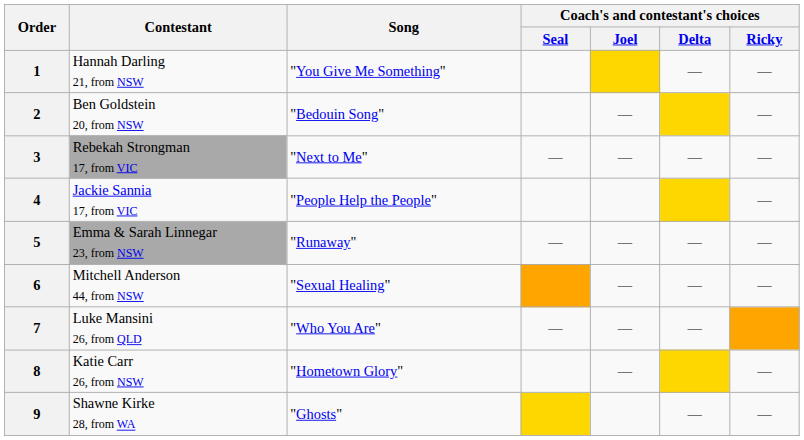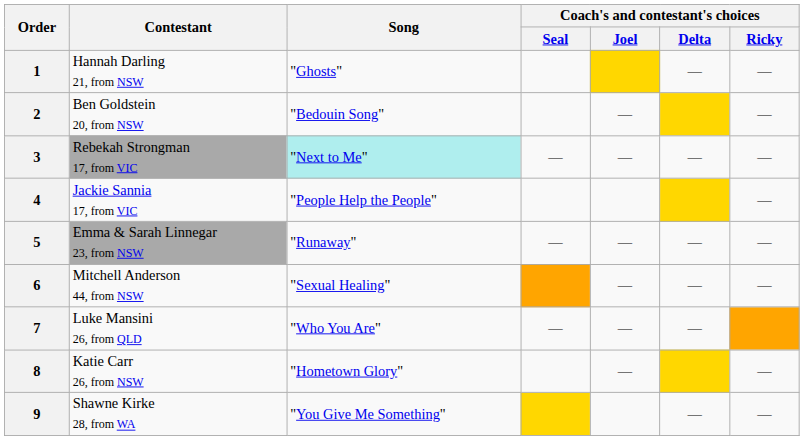(368, 71) "You Give Me Something" -> (316, 71) "Ghosts"
(329, 157) no background -> (329, 157) paleturquoise background
(316, 414) "Ghosts" -> (368, 414) "You Give Me Something"
